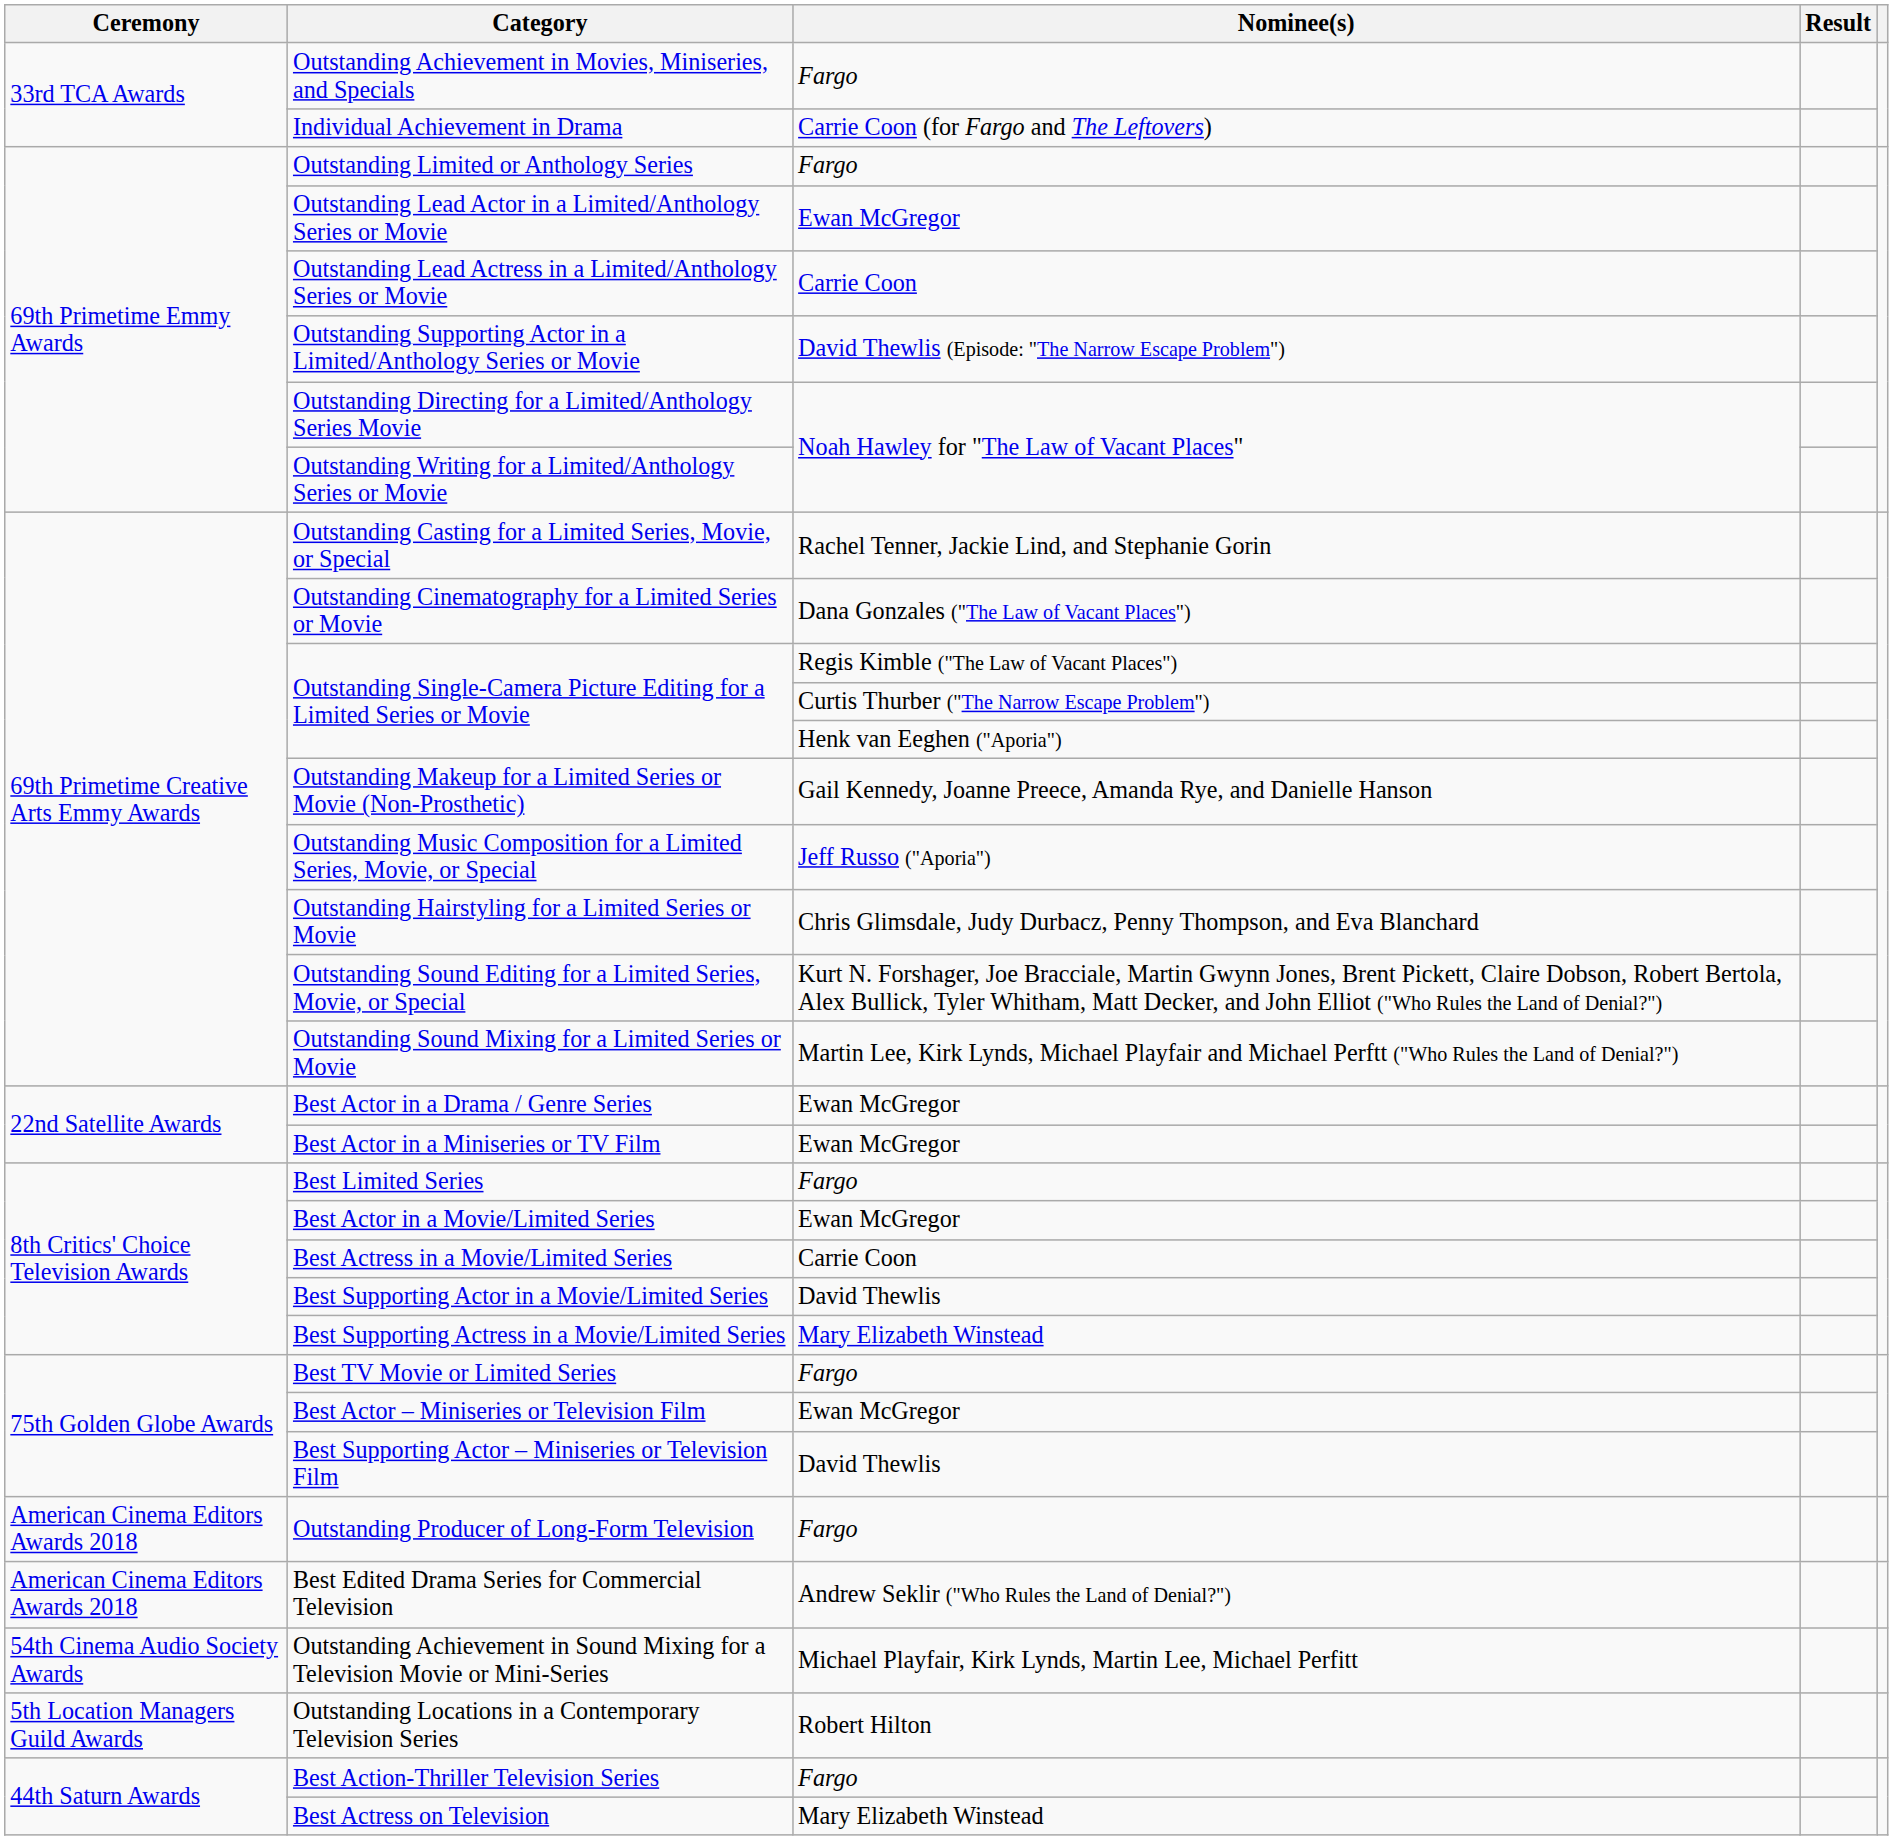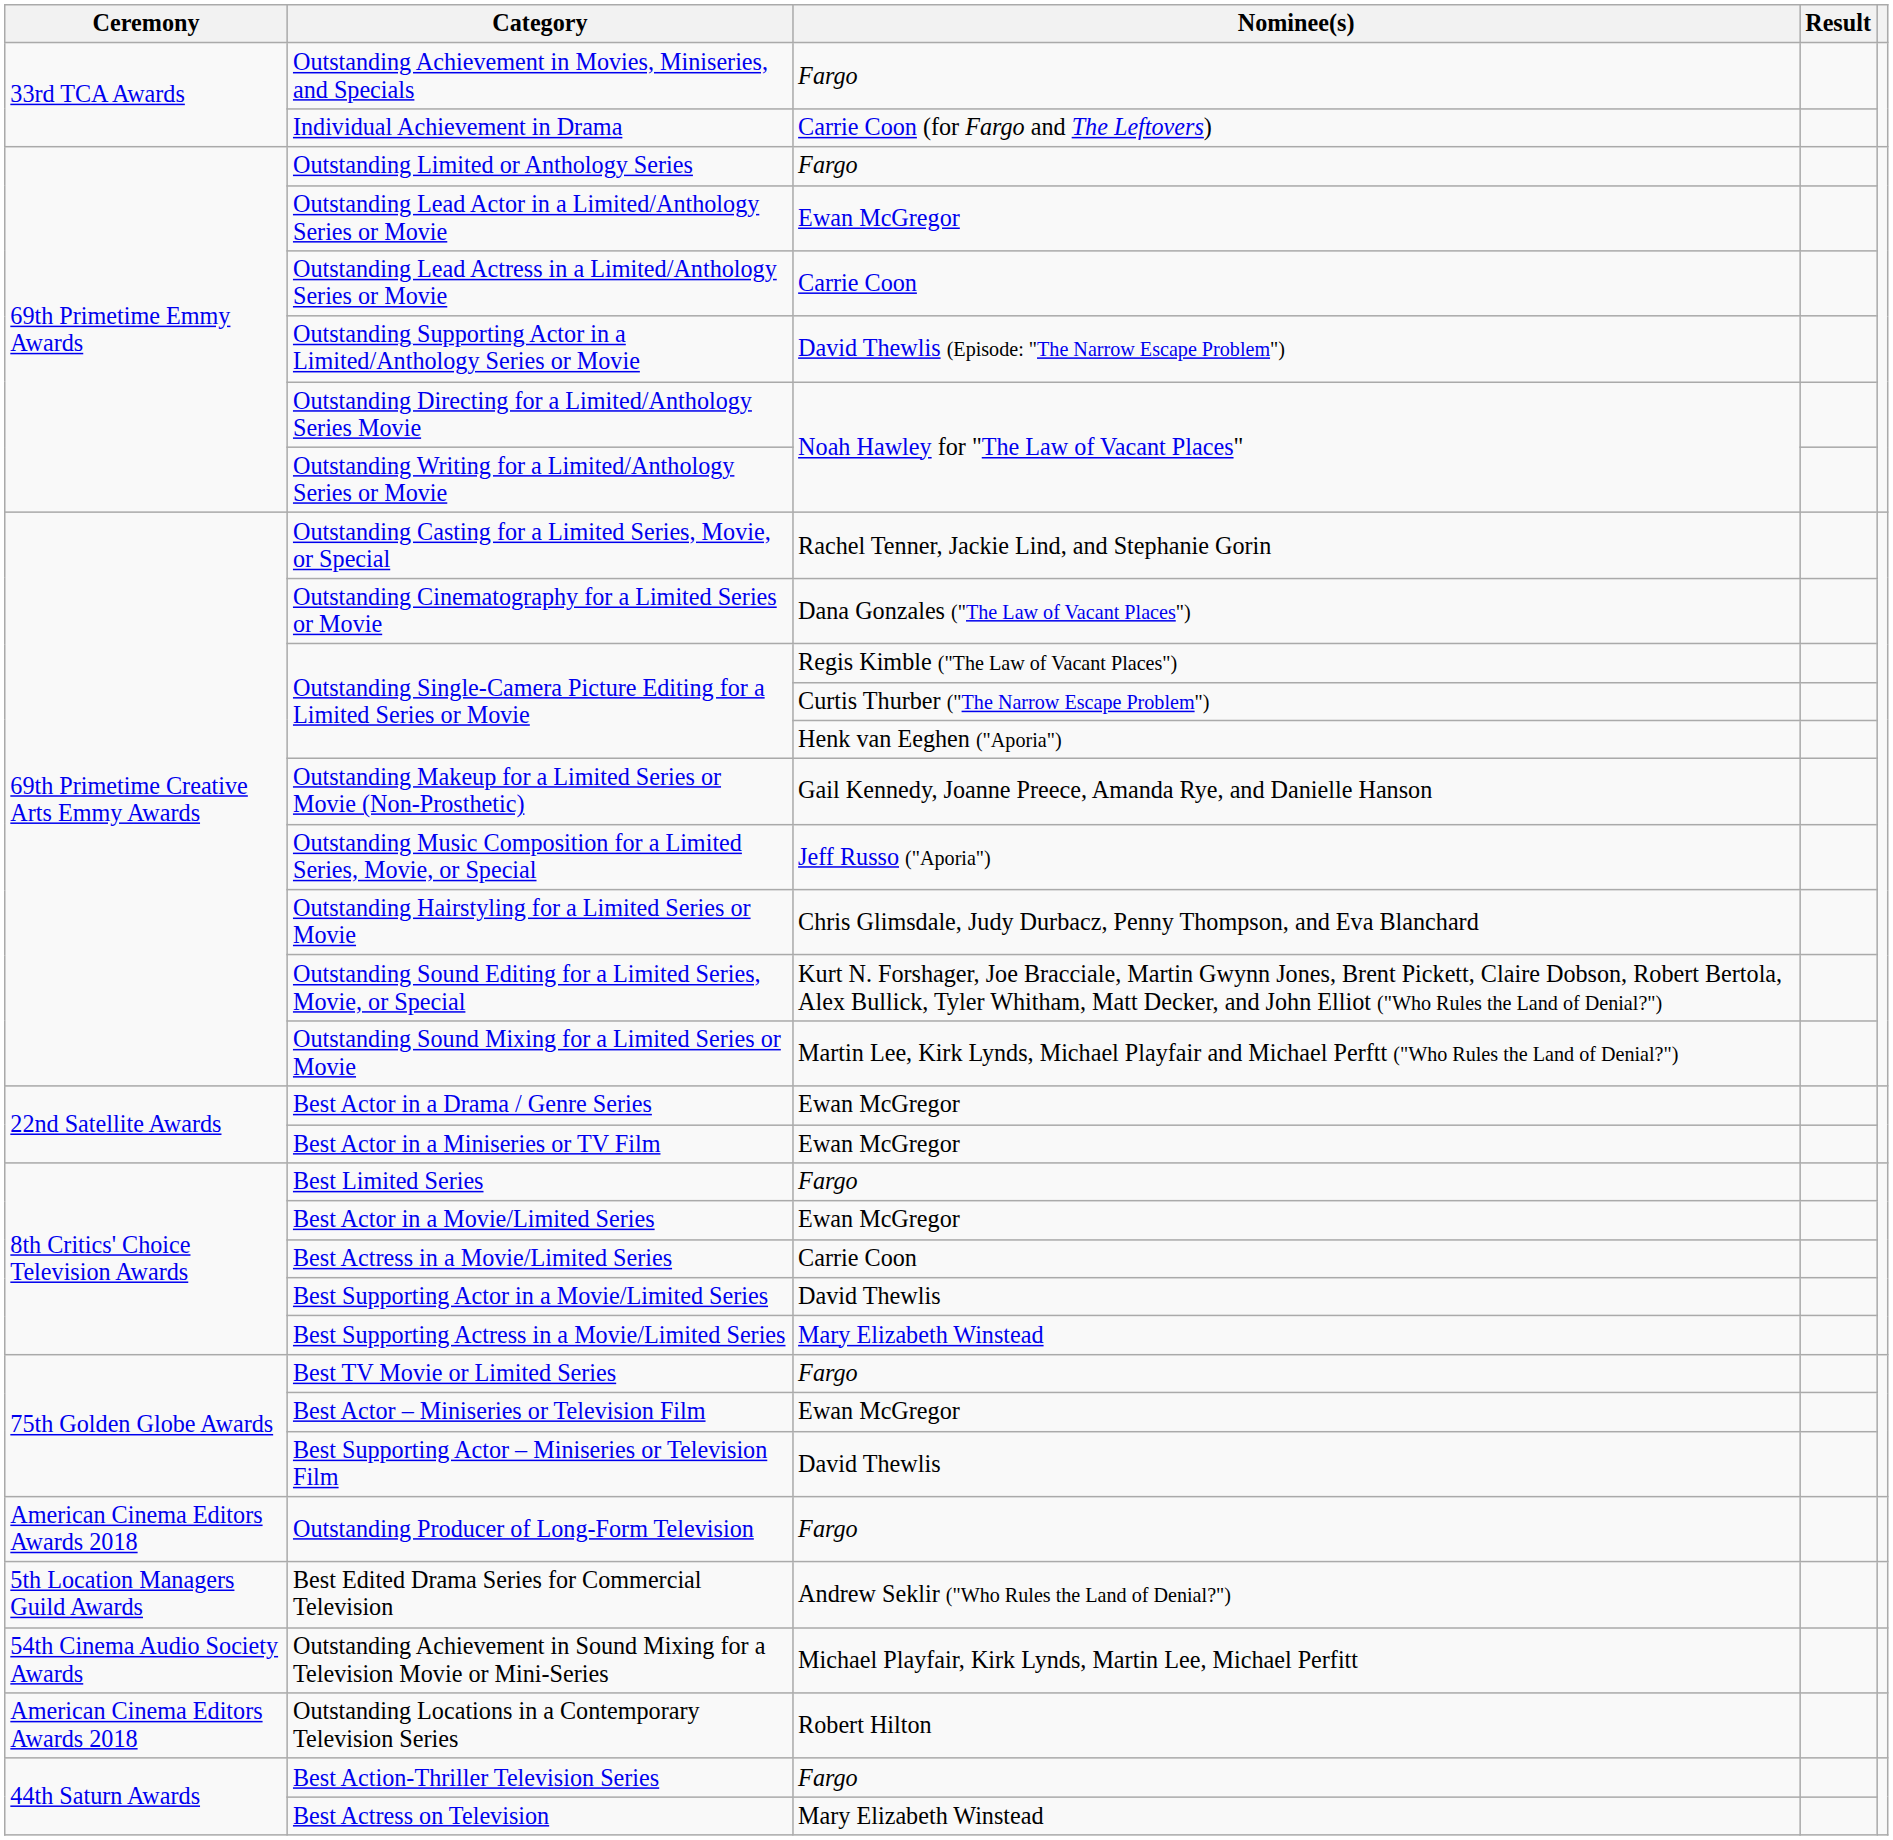(136, 1594) American Cinema Editors Awards 2018 -> (122, 1594) 5th Location Managers Guild Awards
(122, 1725) 5th Location Managers Guild Awards -> (136, 1725) American Cinema Editors Awards 2018
